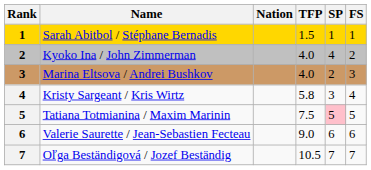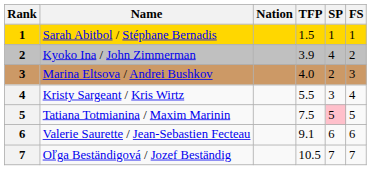(307, 54) 4.0 -> (307, 54) 3.9
(307, 94) 5.8 -> (307, 94) 5.5
(307, 134) 9.0 -> (307, 134) 9.1
